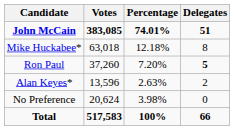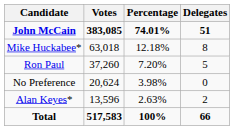(205, 64) bold -> (205, 64) normal
rows swapped: (44, 82) <-> (44, 99)
